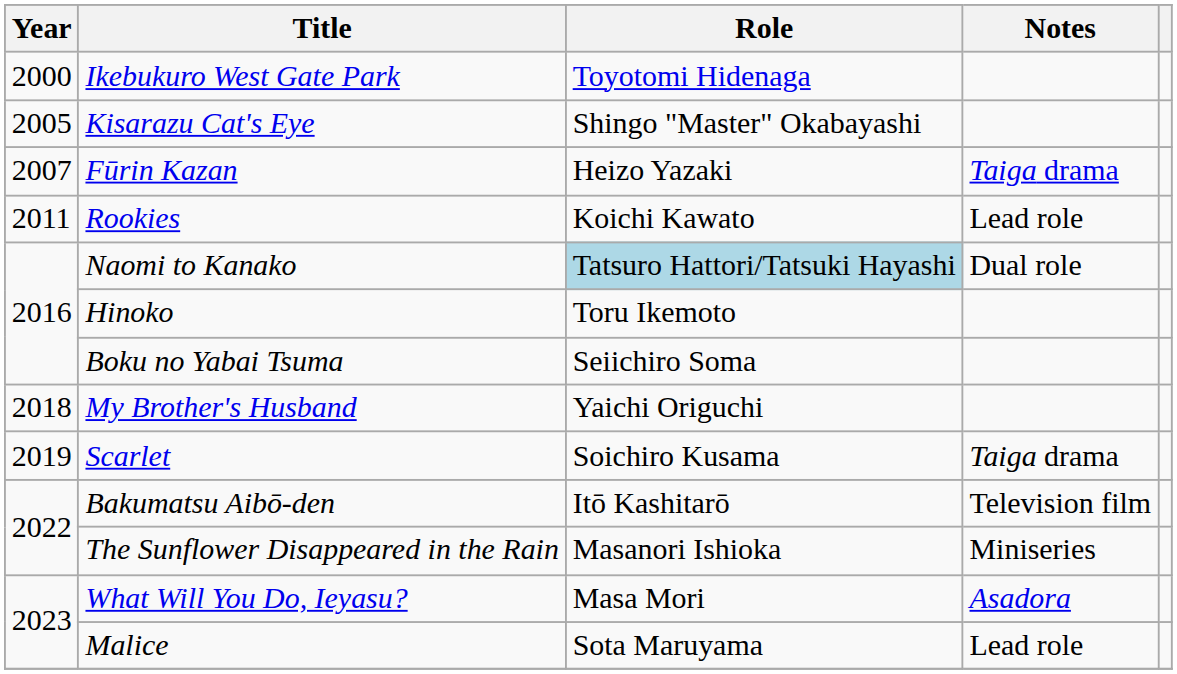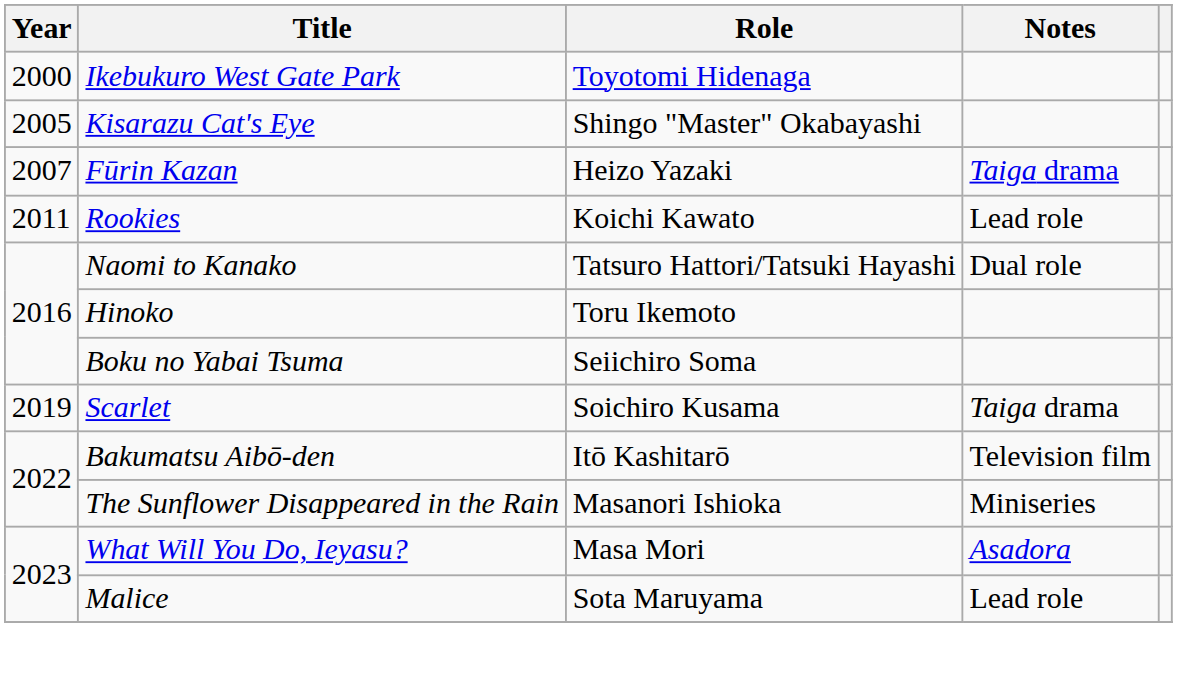(764, 265) lightblue background -> (764, 265) no background
- row: (221, 407)
